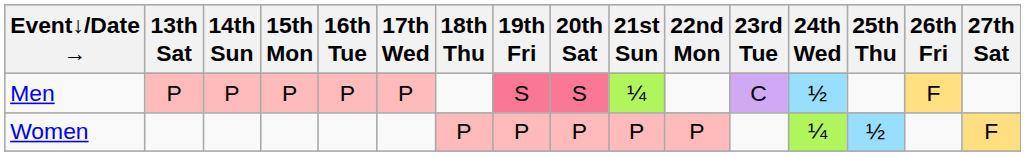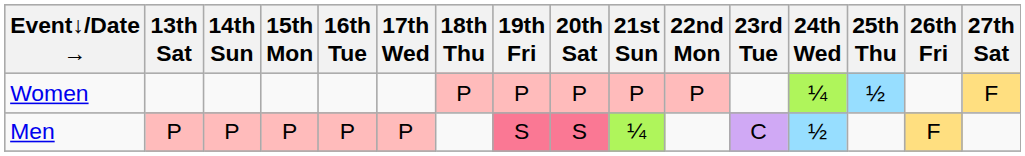rows swapped: (32, 92) <-> (49, 132)
